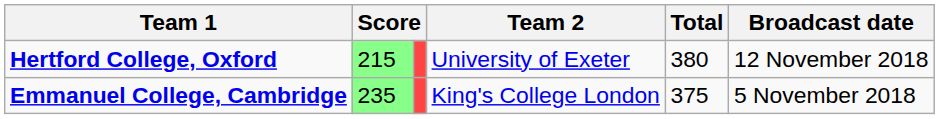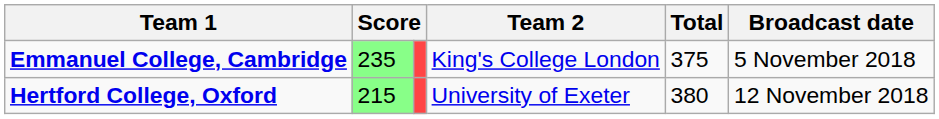rows swapped: (178, 95) <-> (143, 58)
